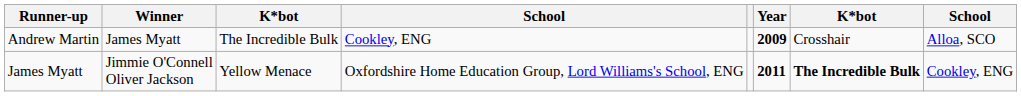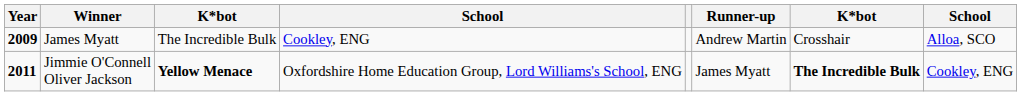columns swapped: (772, 16) <-> (53, 16)
(266, 71) normal -> (205, 71) bold
